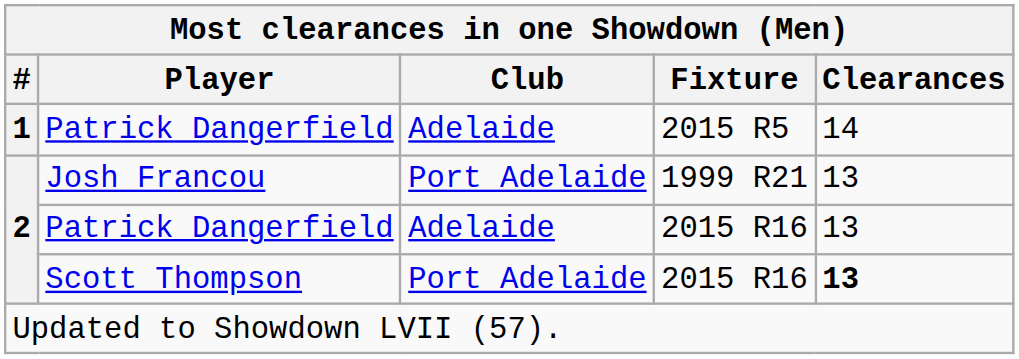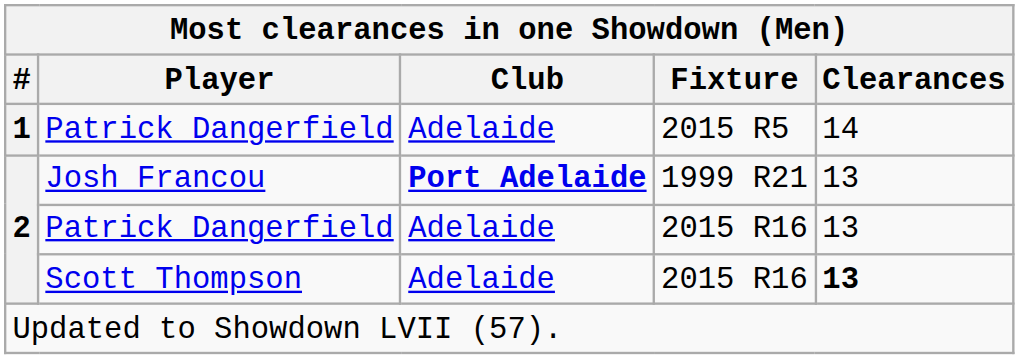(527, 179) normal -> (527, 179) bold
(527, 279) Port Adelaide -> (482, 279) Adelaide
